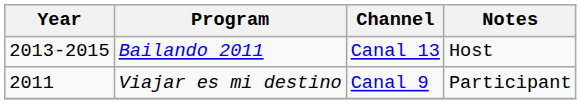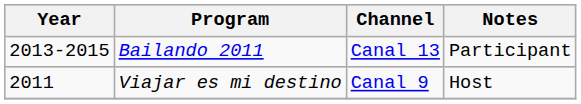(471, 51) Host -> (510, 51) Participant
(510, 83) Participant -> (471, 83) Host
